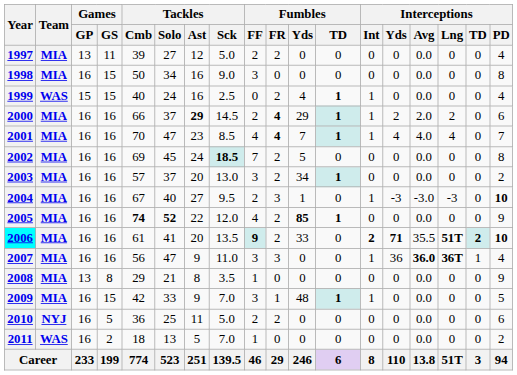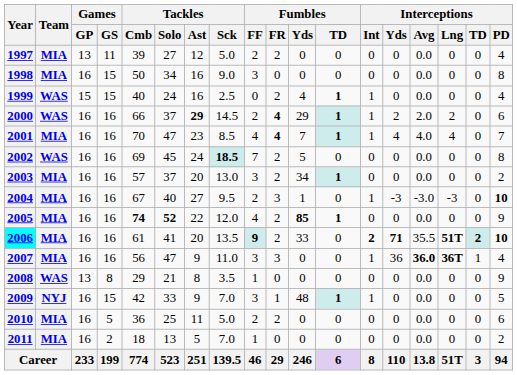(54, 116) MIA -> (54, 116) WAS
(54, 156) MIA -> (54, 156) WAS
(54, 278) MIA -> (54, 278) WAS
(54, 298) MIA -> (54, 298) NYJ
(54, 319) NYJ -> (54, 319) MIA
(54, 339) WAS -> (54, 339) MIA
